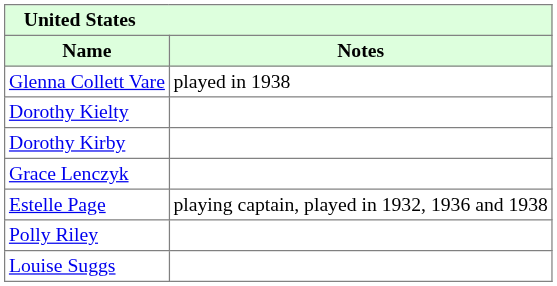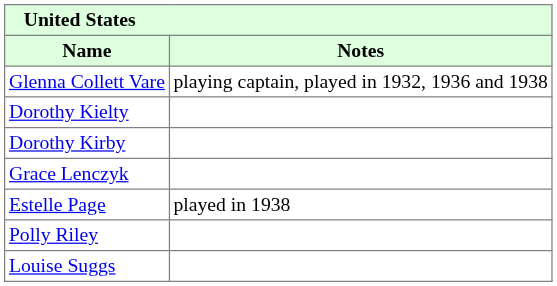(232, 81) played in 1938 -> (361, 81) playing captain, played in 1932, 1936 and 1938
(361, 204) playing captain, played in 1932, 1936 and 1938 -> (232, 204) played in 1938
